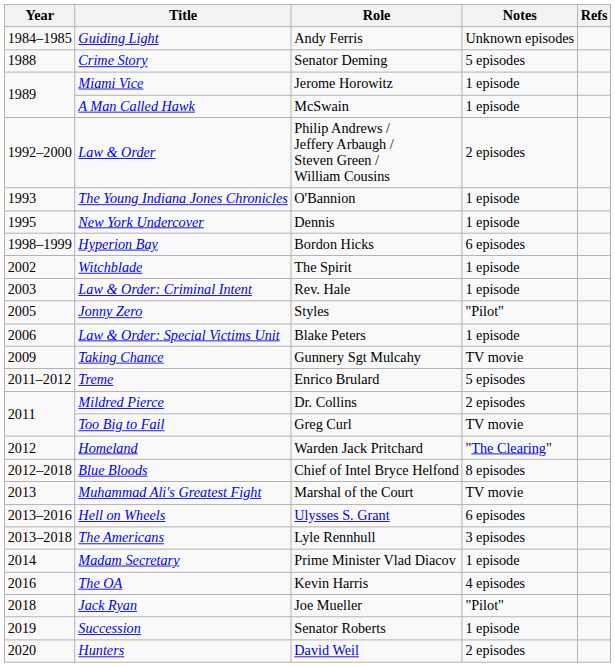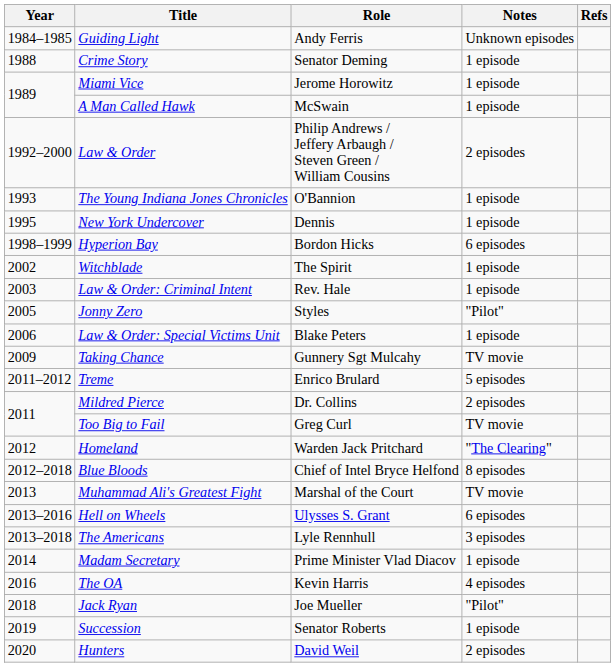(495, 60) 5 episodes -> (492, 60) 1 episode
